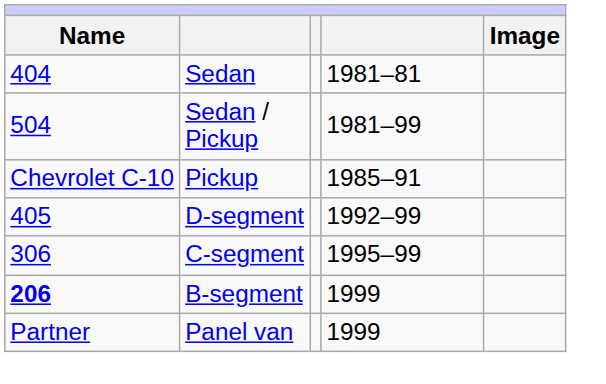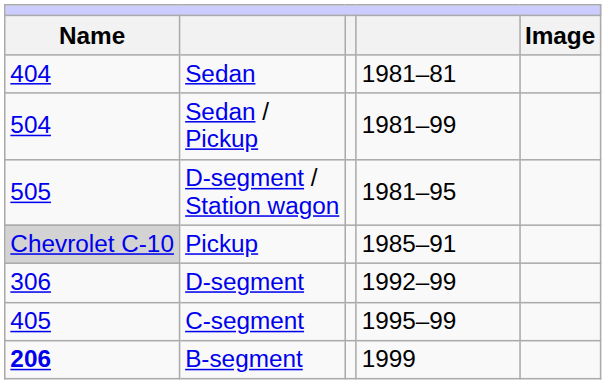+ row: (262, 191)
(92, 178) no background -> (92, 243) lightgrey background
(31, 216) 405 -> (31, 282) 306
(31, 255) 306 -> (31, 321) 405
- row: (239, 332)
